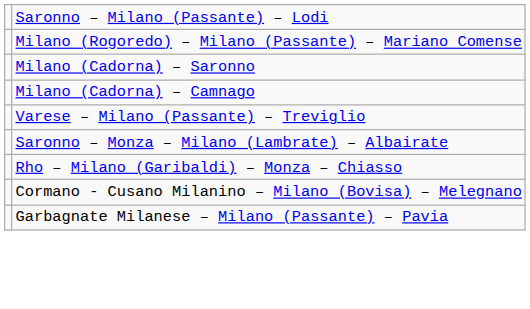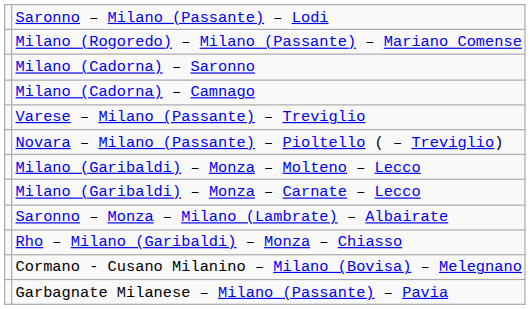+ row: (260, 142)
+ row: (218, 167)
+ row: (218, 192)
